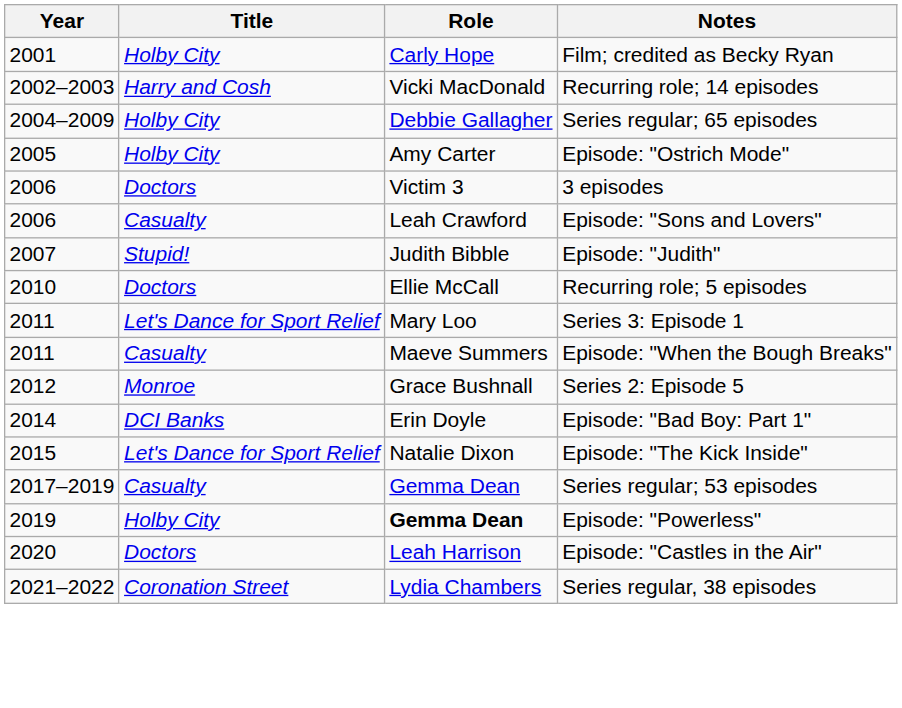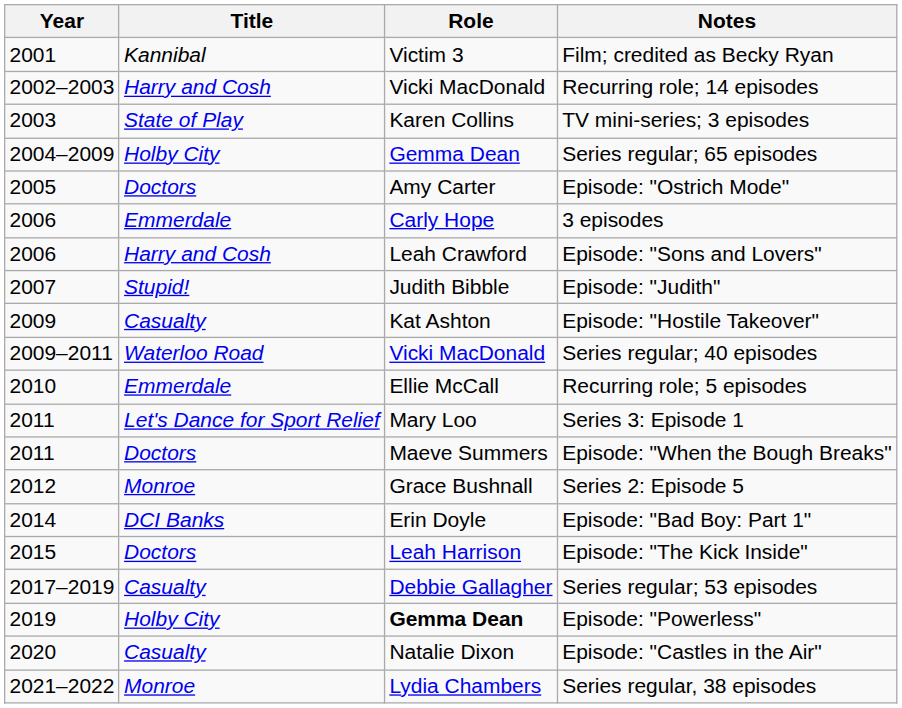(172, 54) Holby City -> (165, 54) Kannibal
(442, 54) Carly Hope -> (426, 54) Victim 3
+ row: (686, 120)
(471, 120) Debbie Gallagher -> (455, 154) Gemma Dean
(172, 154) Holby City -> (160, 187) Doctors
(160, 187) Doctors -> (178, 220) Emmerdale
(426, 187) Victim 3 -> (442, 220) Carly Hope
(165, 220) Casualty -> (197, 253) Harry and Cosh
+ row: (691, 320)
+ row: (690, 353)
(160, 287) Doctors -> (178, 386) Emmerdale
(165, 353) Casualty -> (160, 453) Doctors
(252, 453) Let's Dance for Sport Relief -> (160, 552) Doctors
(452, 453) Natalie Dixon -> (455, 552) Leah Harrison
(455, 486) Gemma Dean -> (471, 586) Debbie Gallagher
(160, 552) Doctors -> (165, 652) Casualty
(455, 552) Leah Harrison -> (452, 652) Natalie Dixon
(206, 586) Coronation Street -> (160, 685) Monroe
